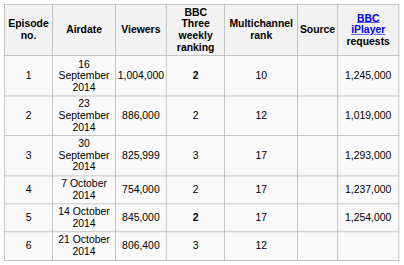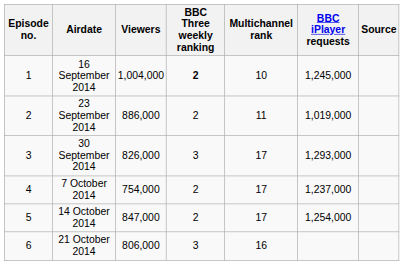columns swapped: (368, 30) <-> (318, 30)
(261, 115) 12 -> (261, 115) 11
(141, 155) 825,999 -> (141, 155) 826,000
(141, 218) 845,000 -> (141, 218) 847,000
(196, 218) bold -> (196, 218) normal
(141, 246) 806,400 -> (141, 246) 806,000
(261, 246) 12 -> (261, 246) 16
